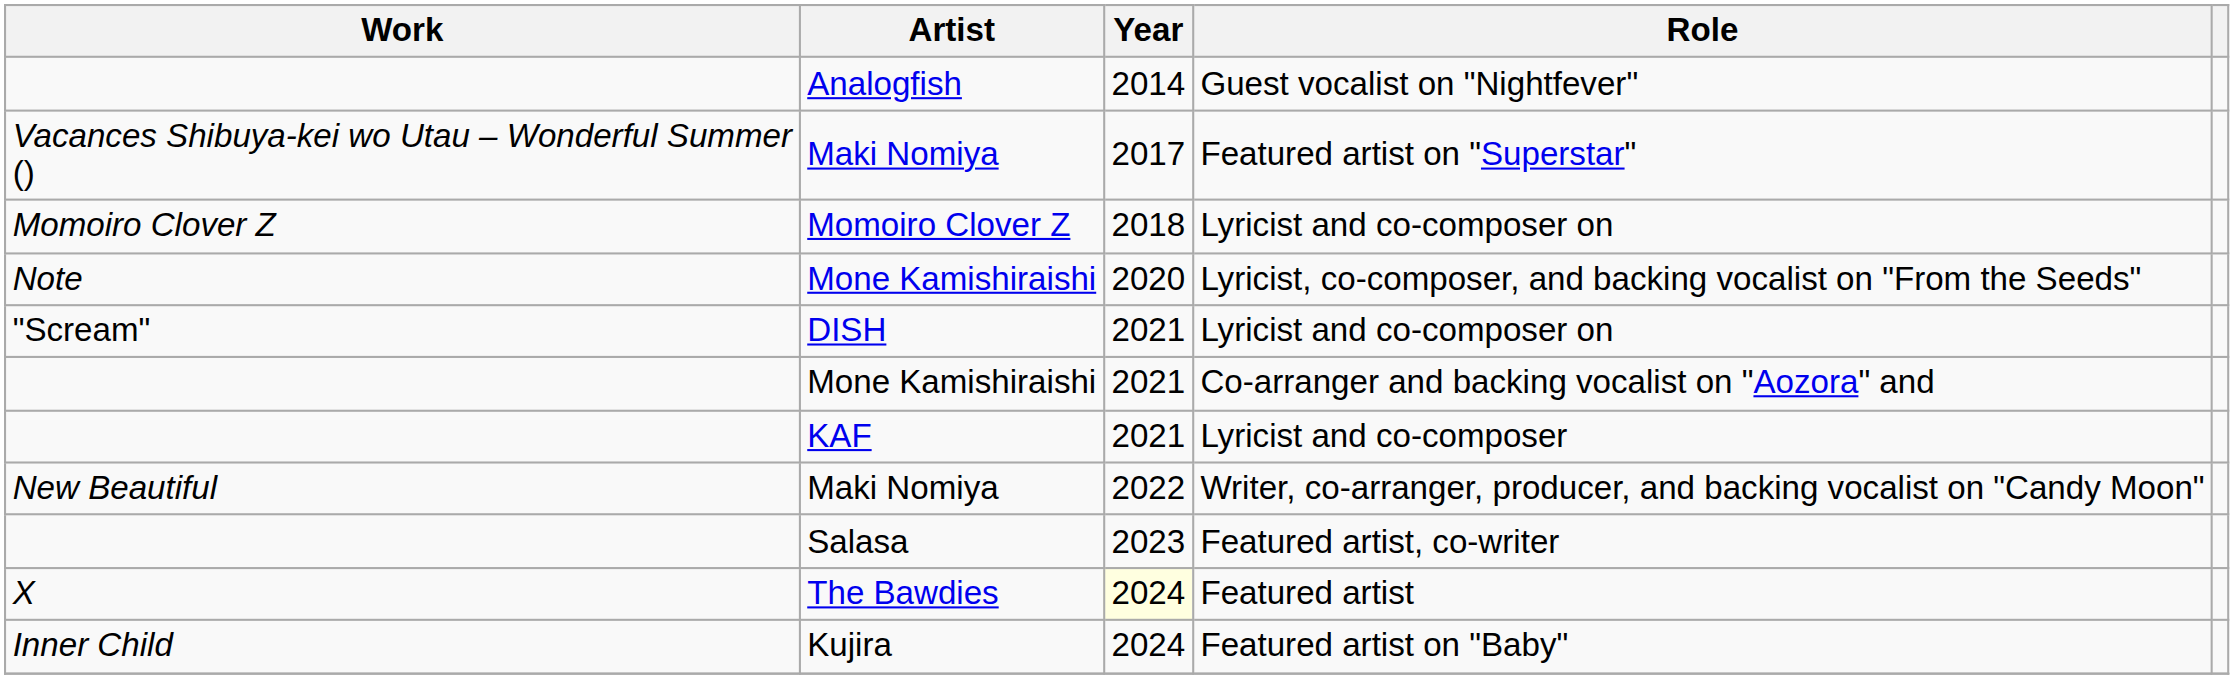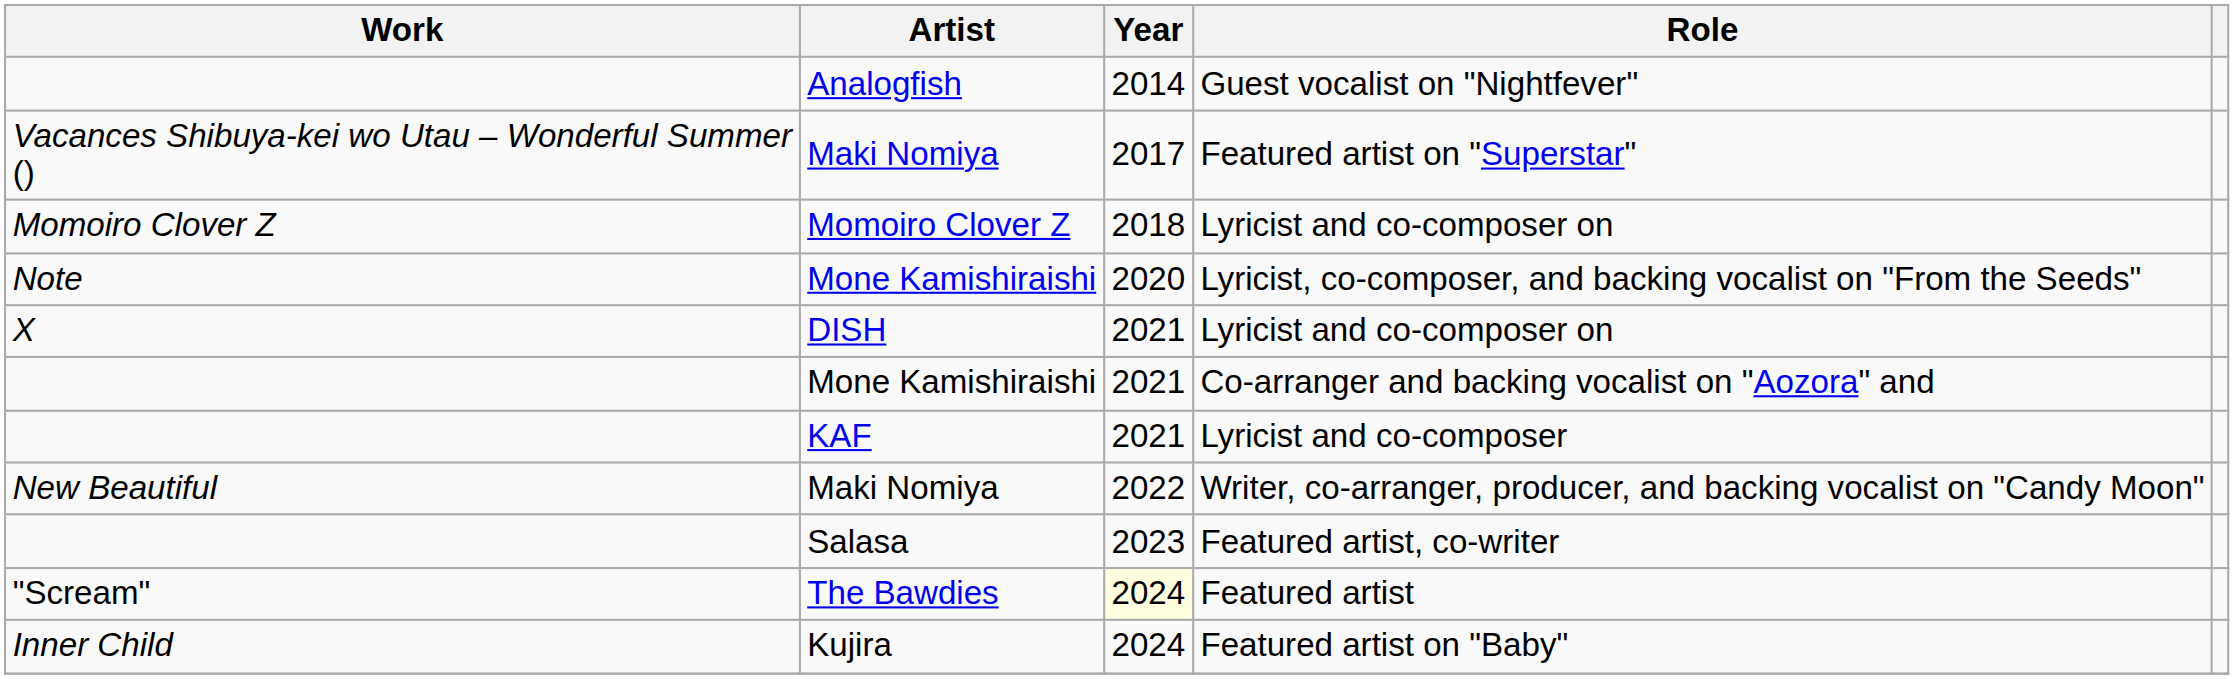(81, 330) "Scream" -> (24, 330) X
(24, 593) X -> (81, 593) "Scream"
